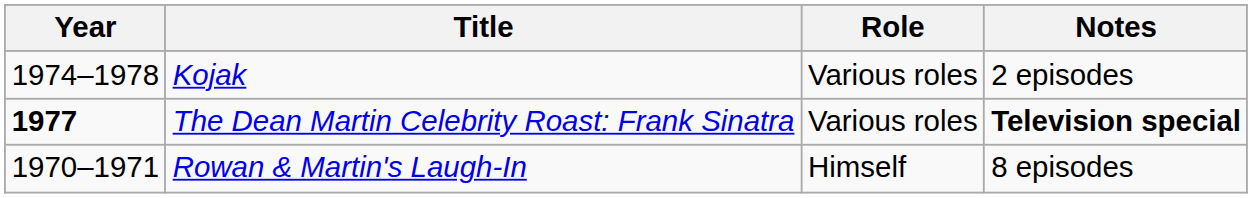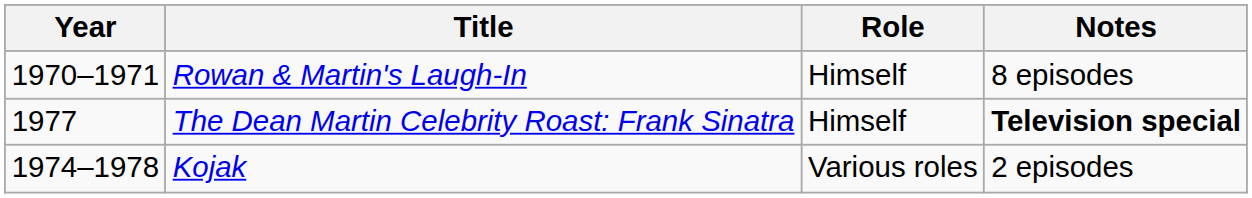rows swapped: (350, 167) <-> (209, 74)
(44, 121) bold -> (44, 121) normal
(893, 121) Various roles -> (857, 121) Himself
